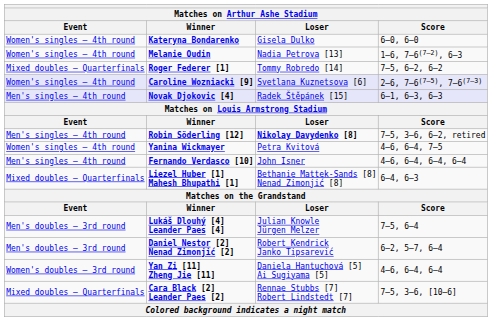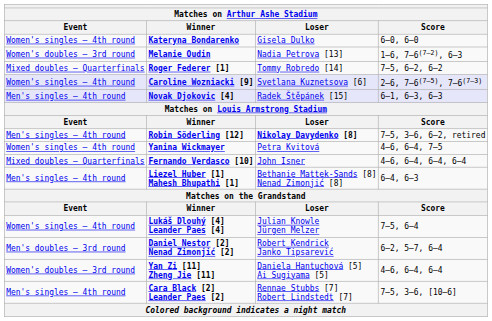(71, 54) Women's singles – 4th round -> (71, 54) Women's doubles – 3rd round
(66, 161) Men's singles – 4th round -> (75, 161) Mixed doubles – Quarterfinals
(75, 178) Mixed doubles – Quarterfinals -> (66, 178) Men's singles – 4th round
(66, 226) Men's doubles – 3rd round -> (71, 226) Women's singles – 4th round
(75, 292) Mixed doubles – Quarterfinals -> (66, 292) Men's singles – 4th round
